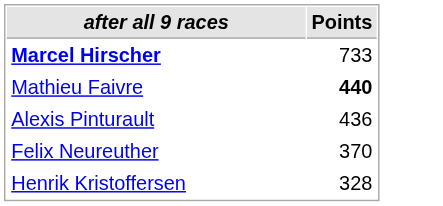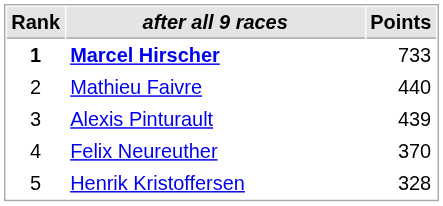+ column: (36, 22)
(356, 87) bold -> (415, 87) normal
(356, 119) 436 -> (415, 119) 439
